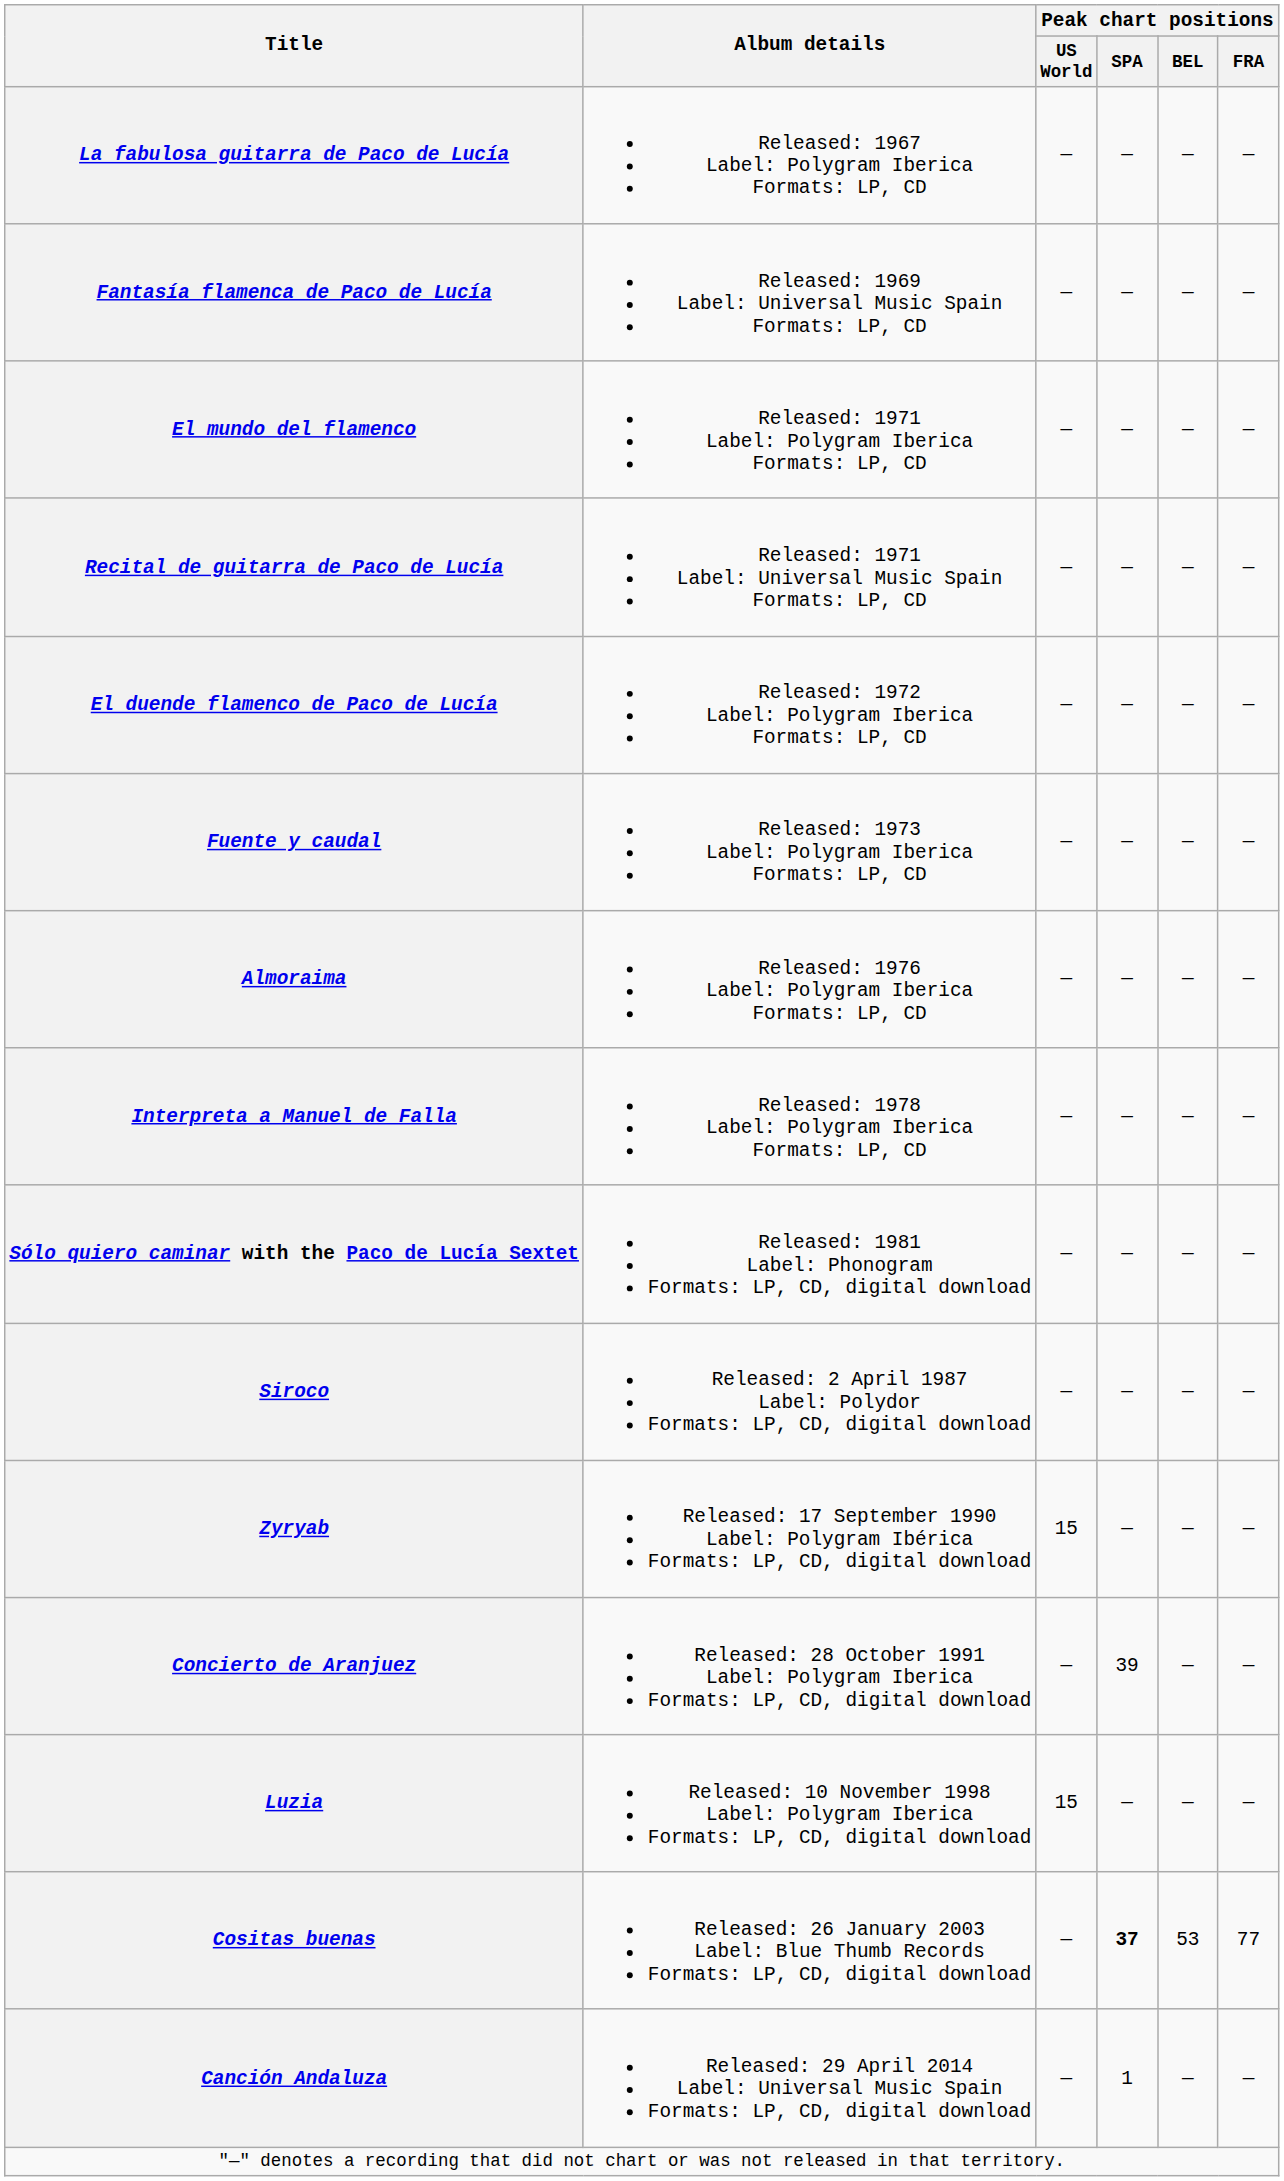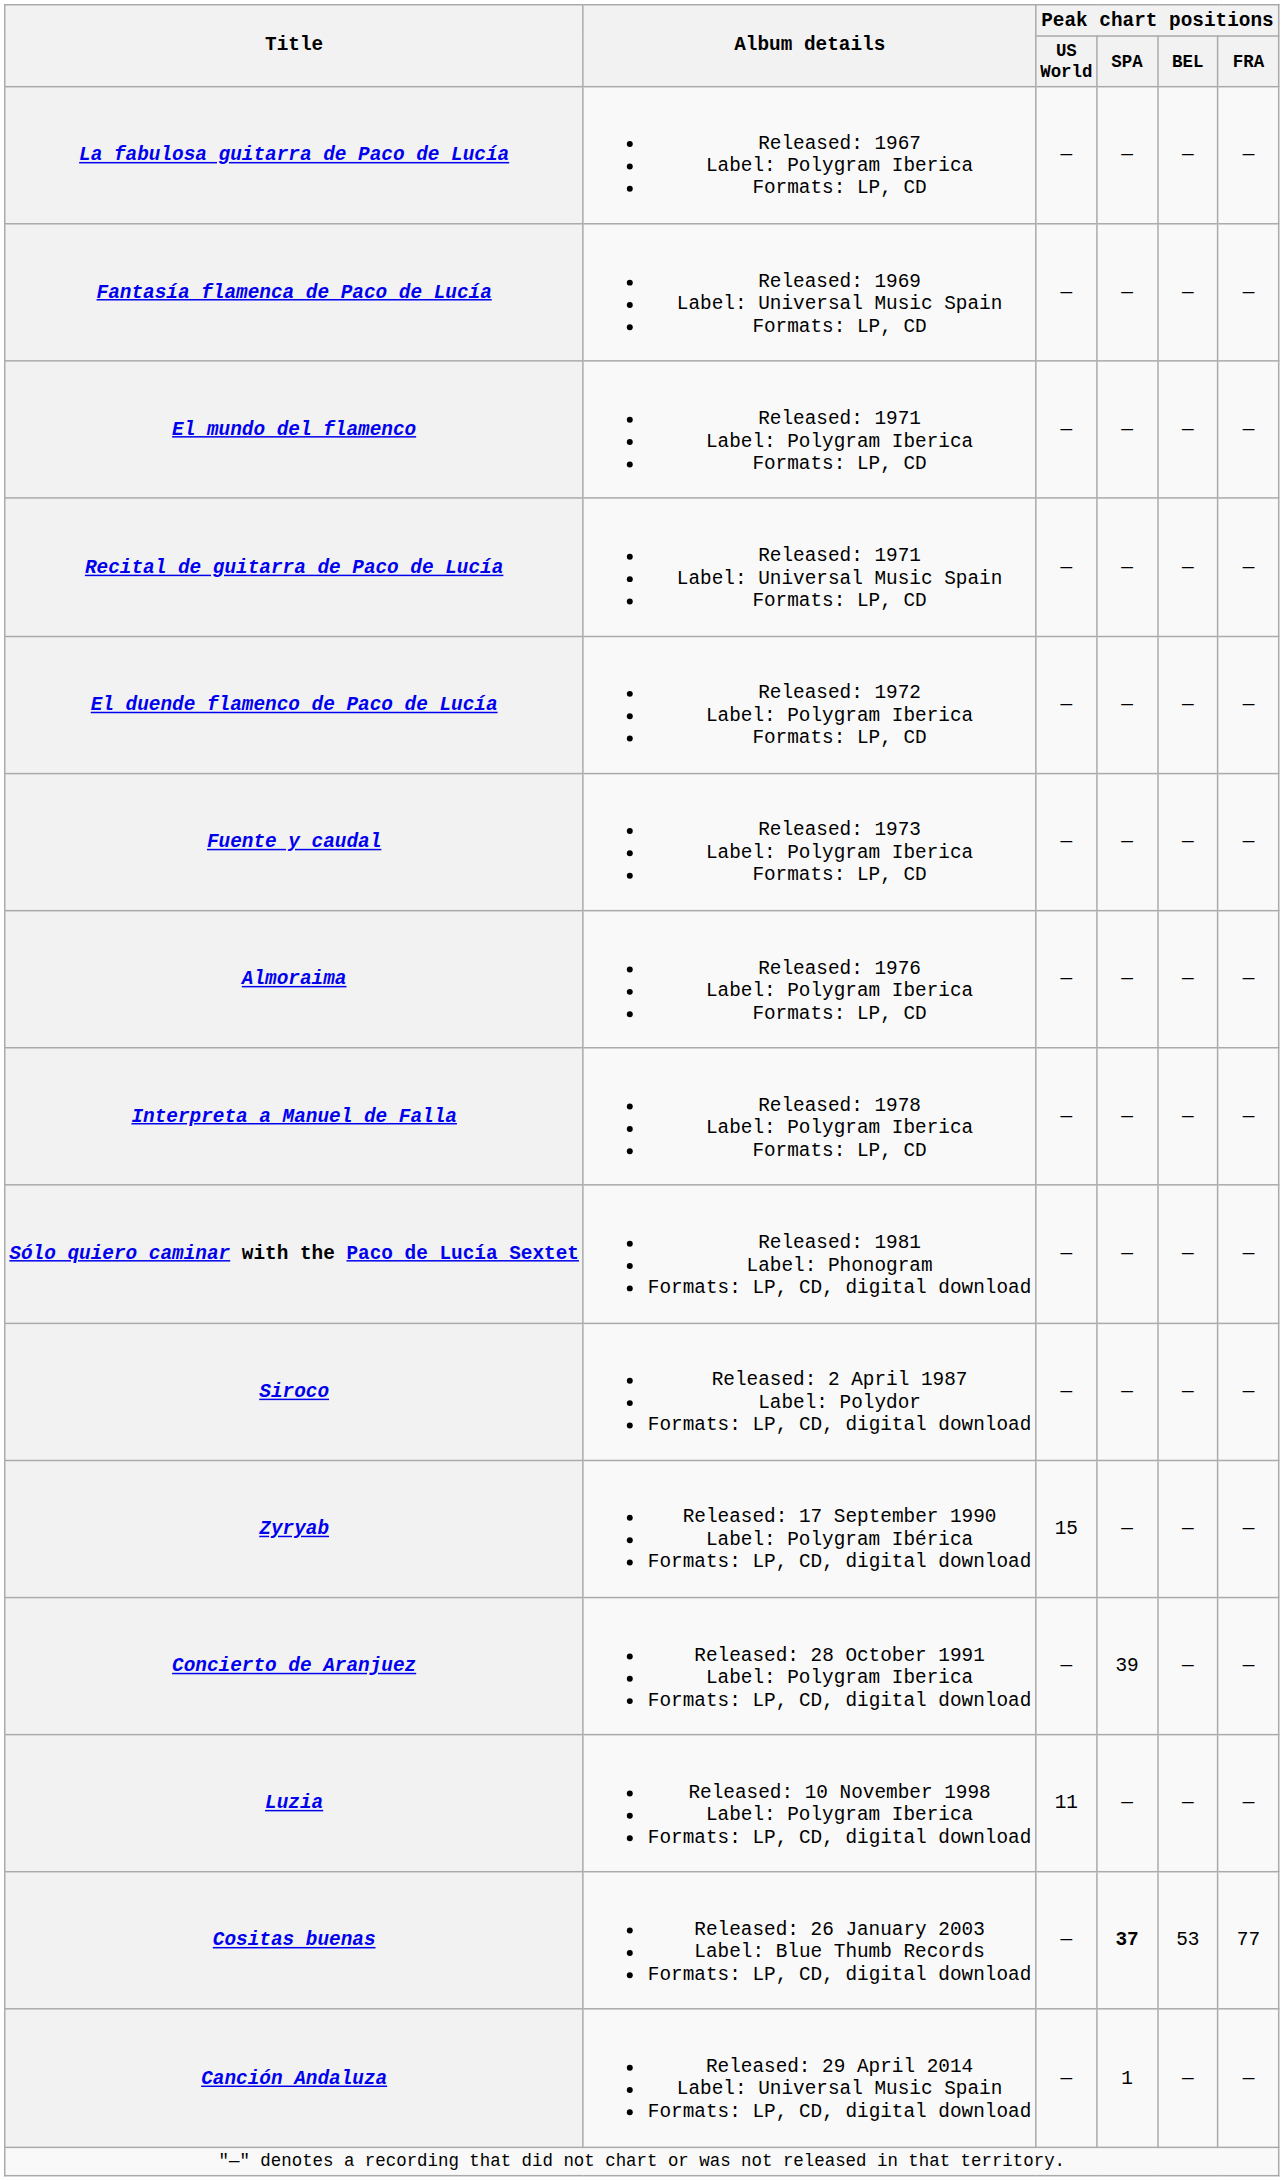(1066, 1803) 15 -> (1066, 1803) 11
